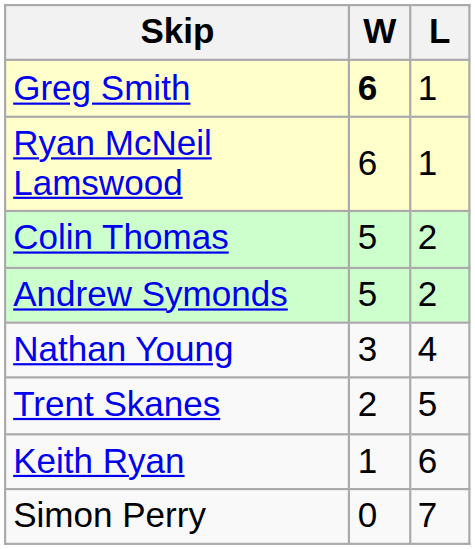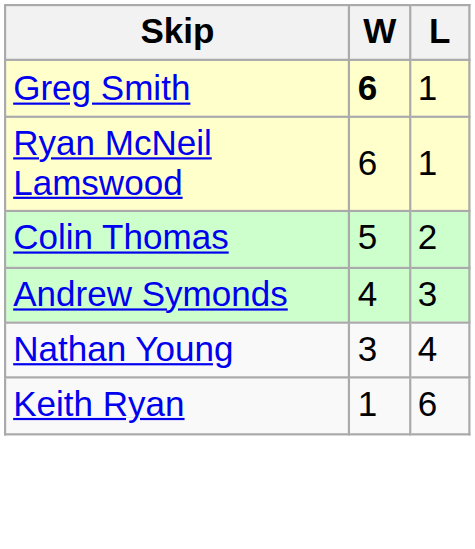(368, 293) 5 -> (368, 293) 4
(428, 293) 2 -> (428, 293) 3
- row: (117, 405)
- row: (110, 516)
